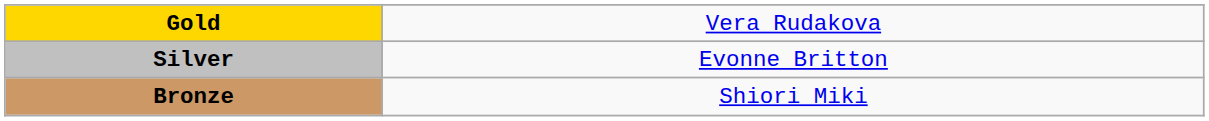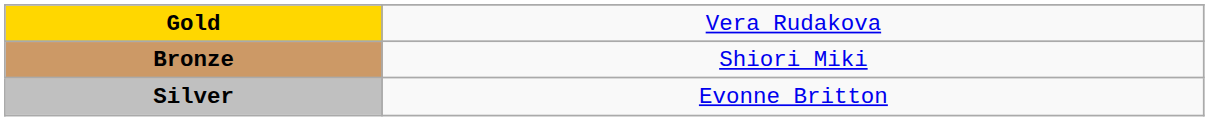rows swapped: (194, 60) <-> (194, 97)
